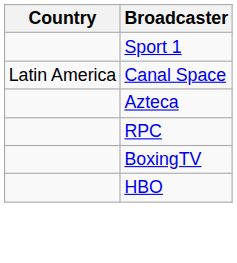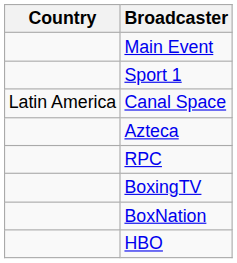+ row: (169, 46)
+ row: (165, 215)
